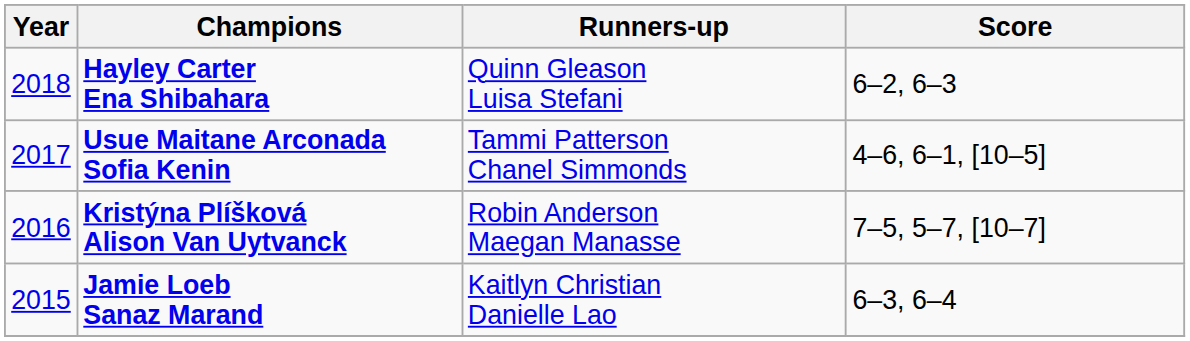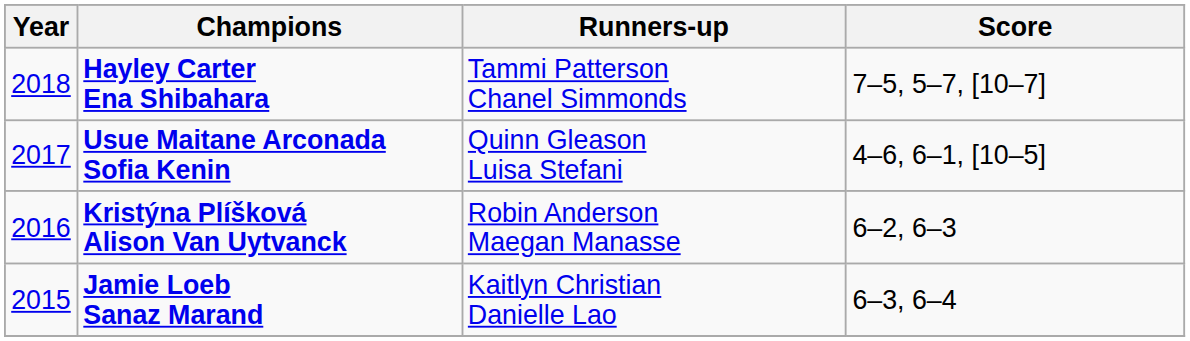(557, 84) Quinn Gleason Luisa Stefani -> (577, 84) Tammi Patterson Chanel Simmonds
(905, 84) 6–2, 6–3 -> (949, 84) 7–5, 5–7, [10–7]
(577, 156) Tammi Patterson Chanel Simmonds -> (557, 156) Quinn Gleason Luisa Stefani
(949, 228) 7–5, 5–7, [10–7] -> (905, 228) 6–2, 6–3
